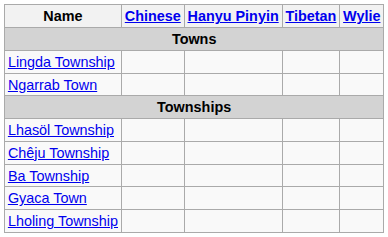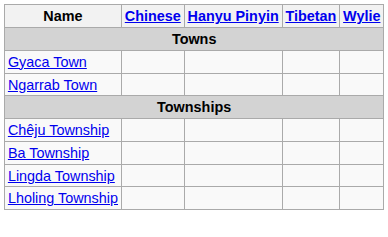rows swapped: (47, 198) <-> (61, 62)
- row: (61, 130)
